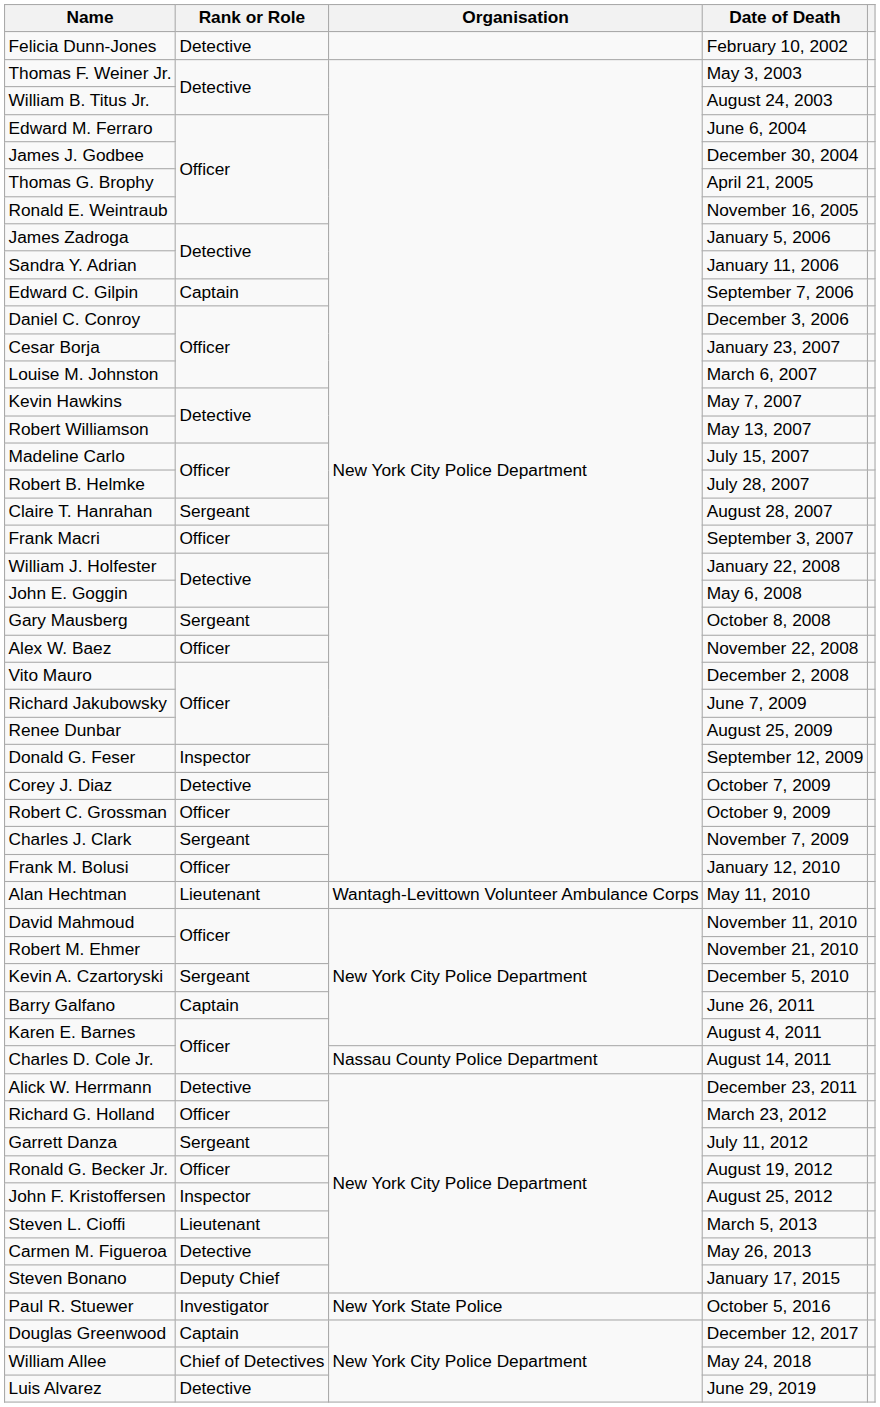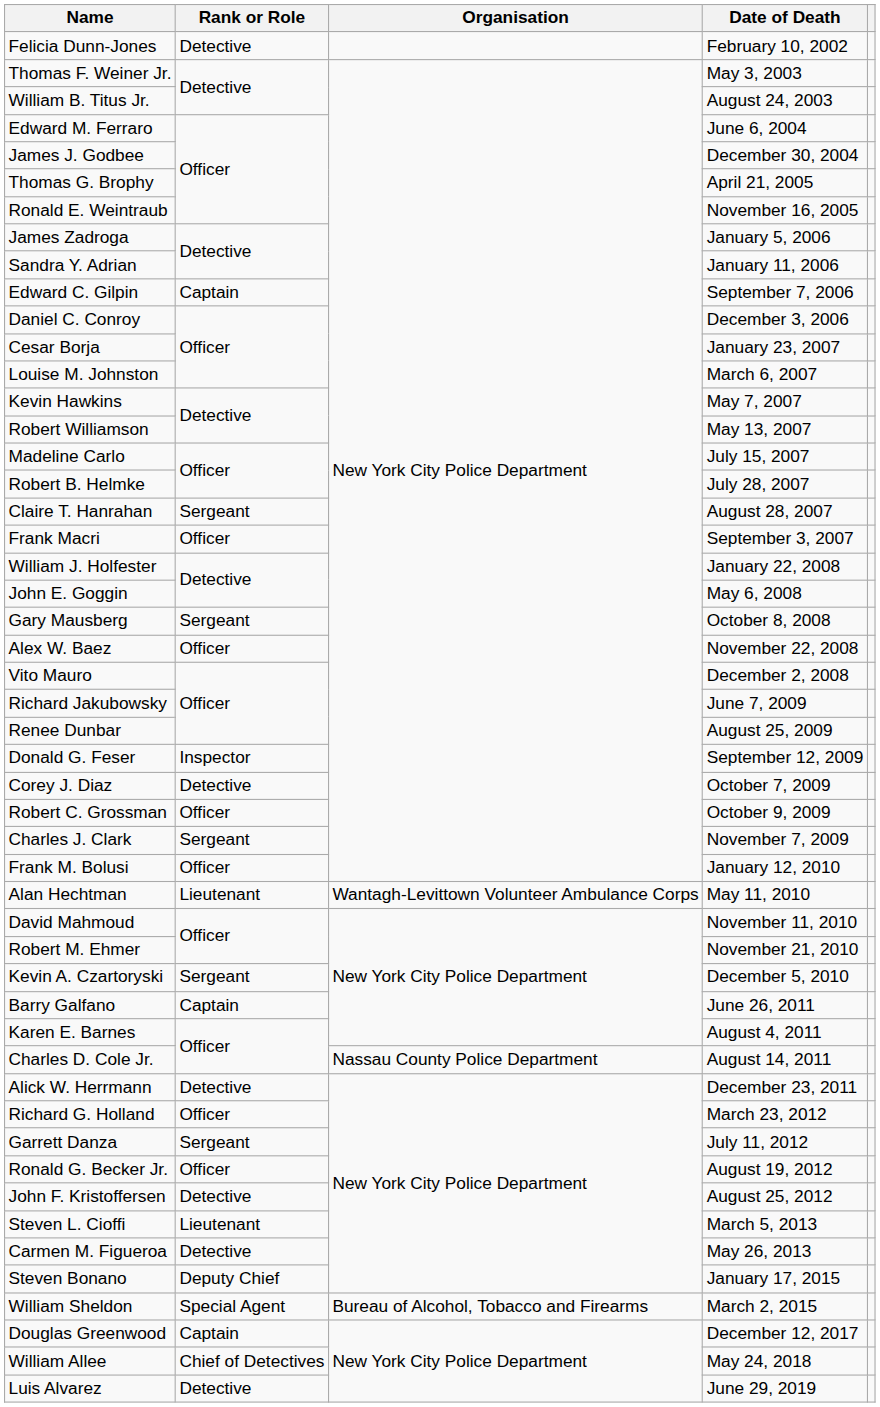(215, 1196) Inspector -> (215, 1196) Detective
+ row: (70, 1306)
- row: (71, 1306)
